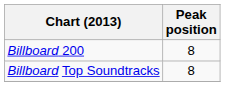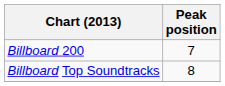(191, 50) 8 -> (191, 50) 7
